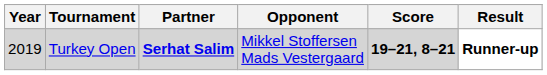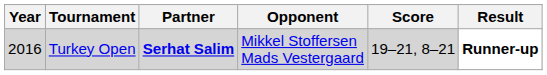(25, 49) 2019 -> (25, 49) 2016
(413, 49) bold -> (413, 49) normal
